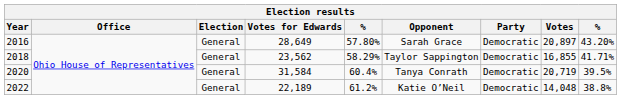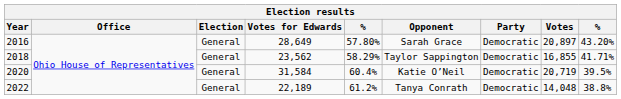(431, 72) Tanya Conrath -> (431, 72) Katie O’Neil
(431, 87) Katie O’Neil -> (431, 87) Tanya Conrath
